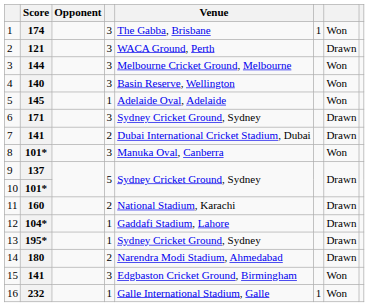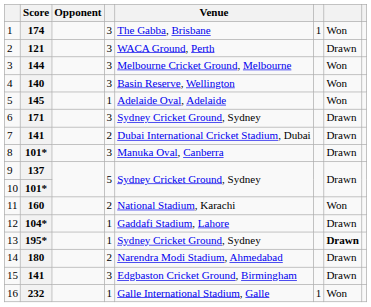(337, 153) Won -> (341, 153) Drawn
(341, 205) Drawn -> (337, 205) Won
(341, 240) normal -> (343, 240) bold
(337, 275) Won -> (341, 275) Drawn
